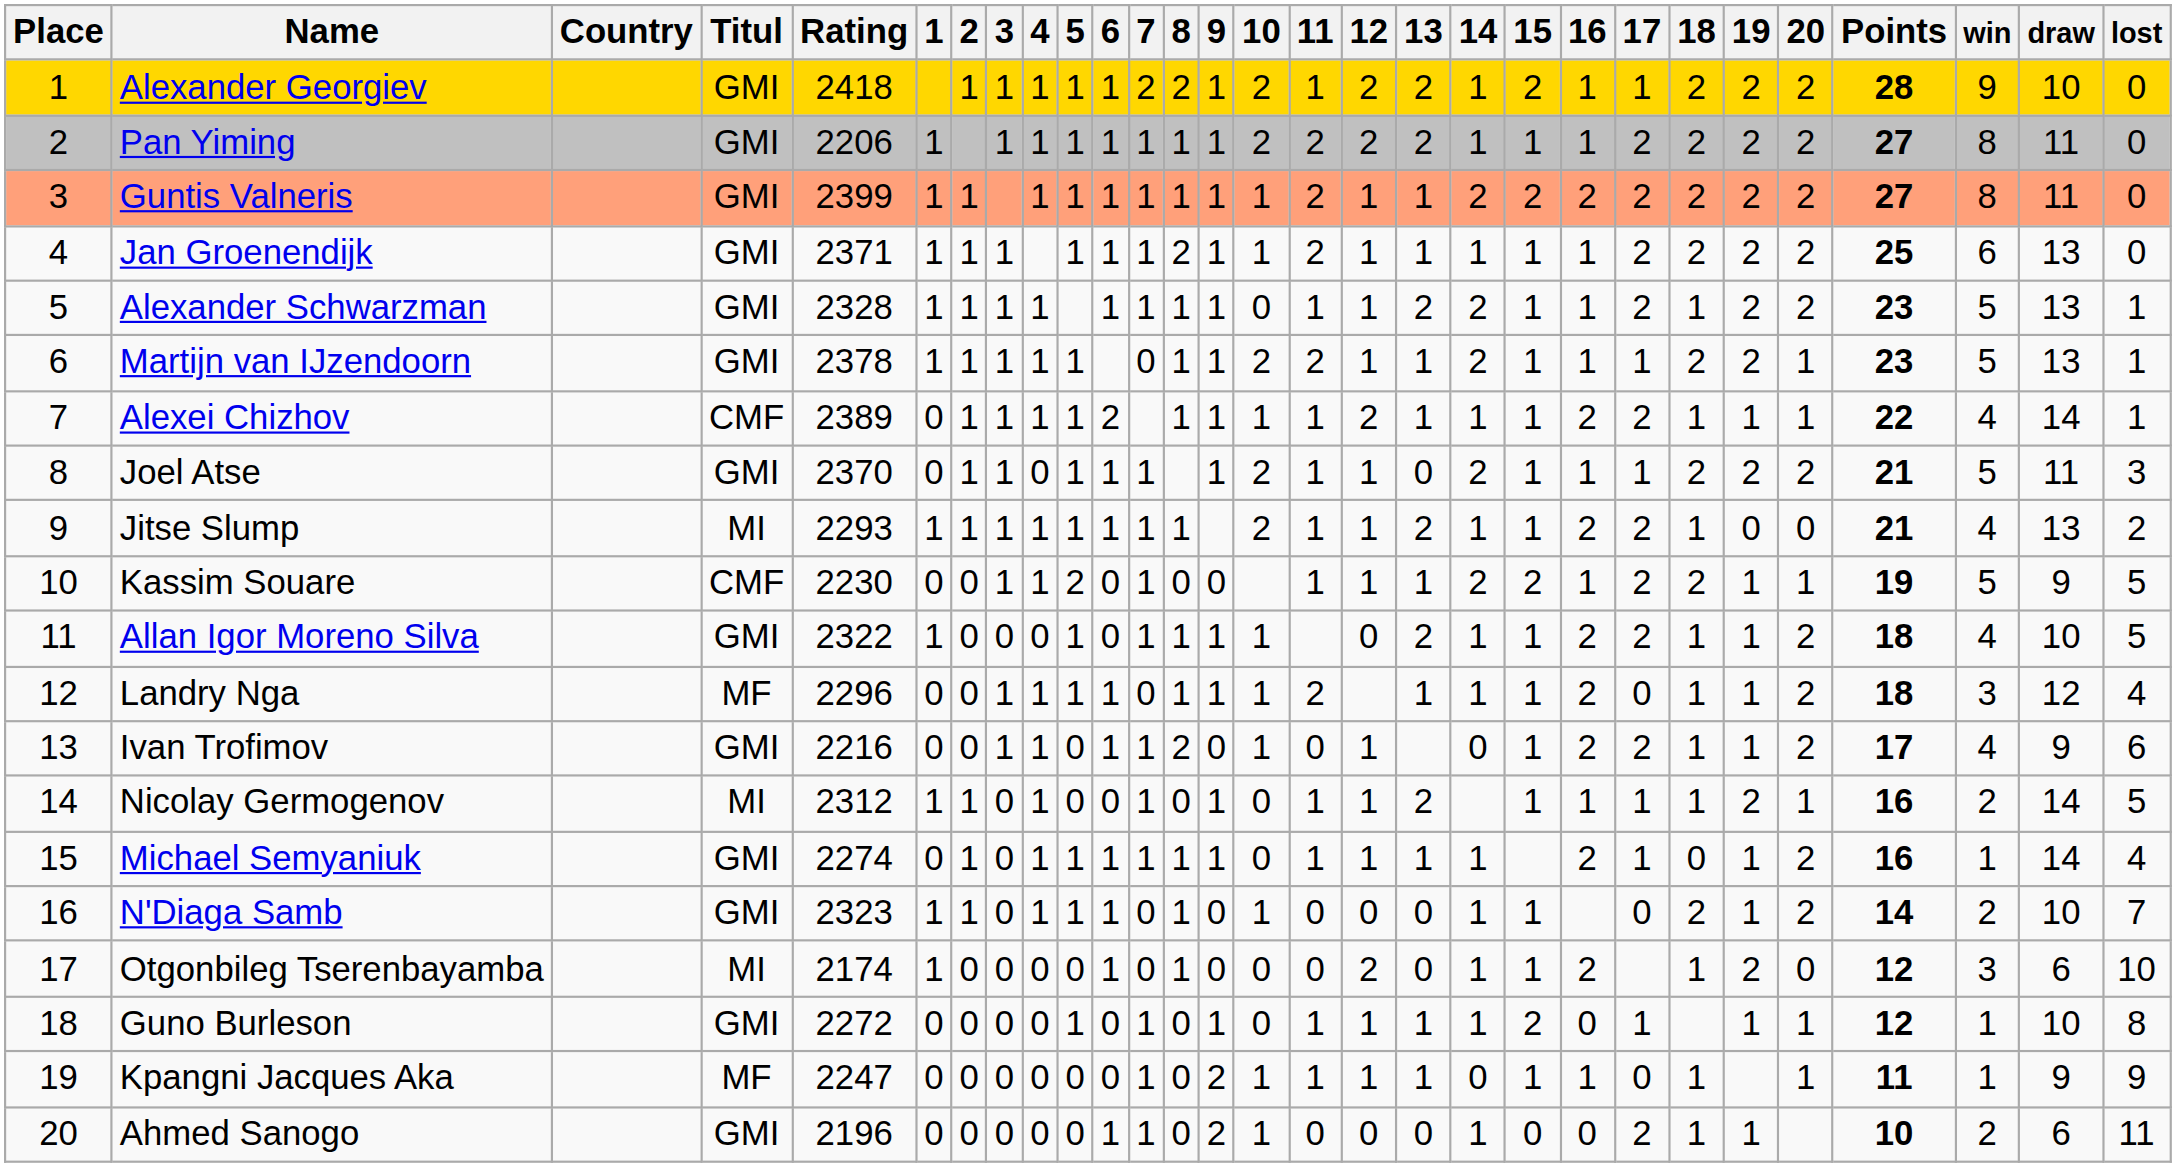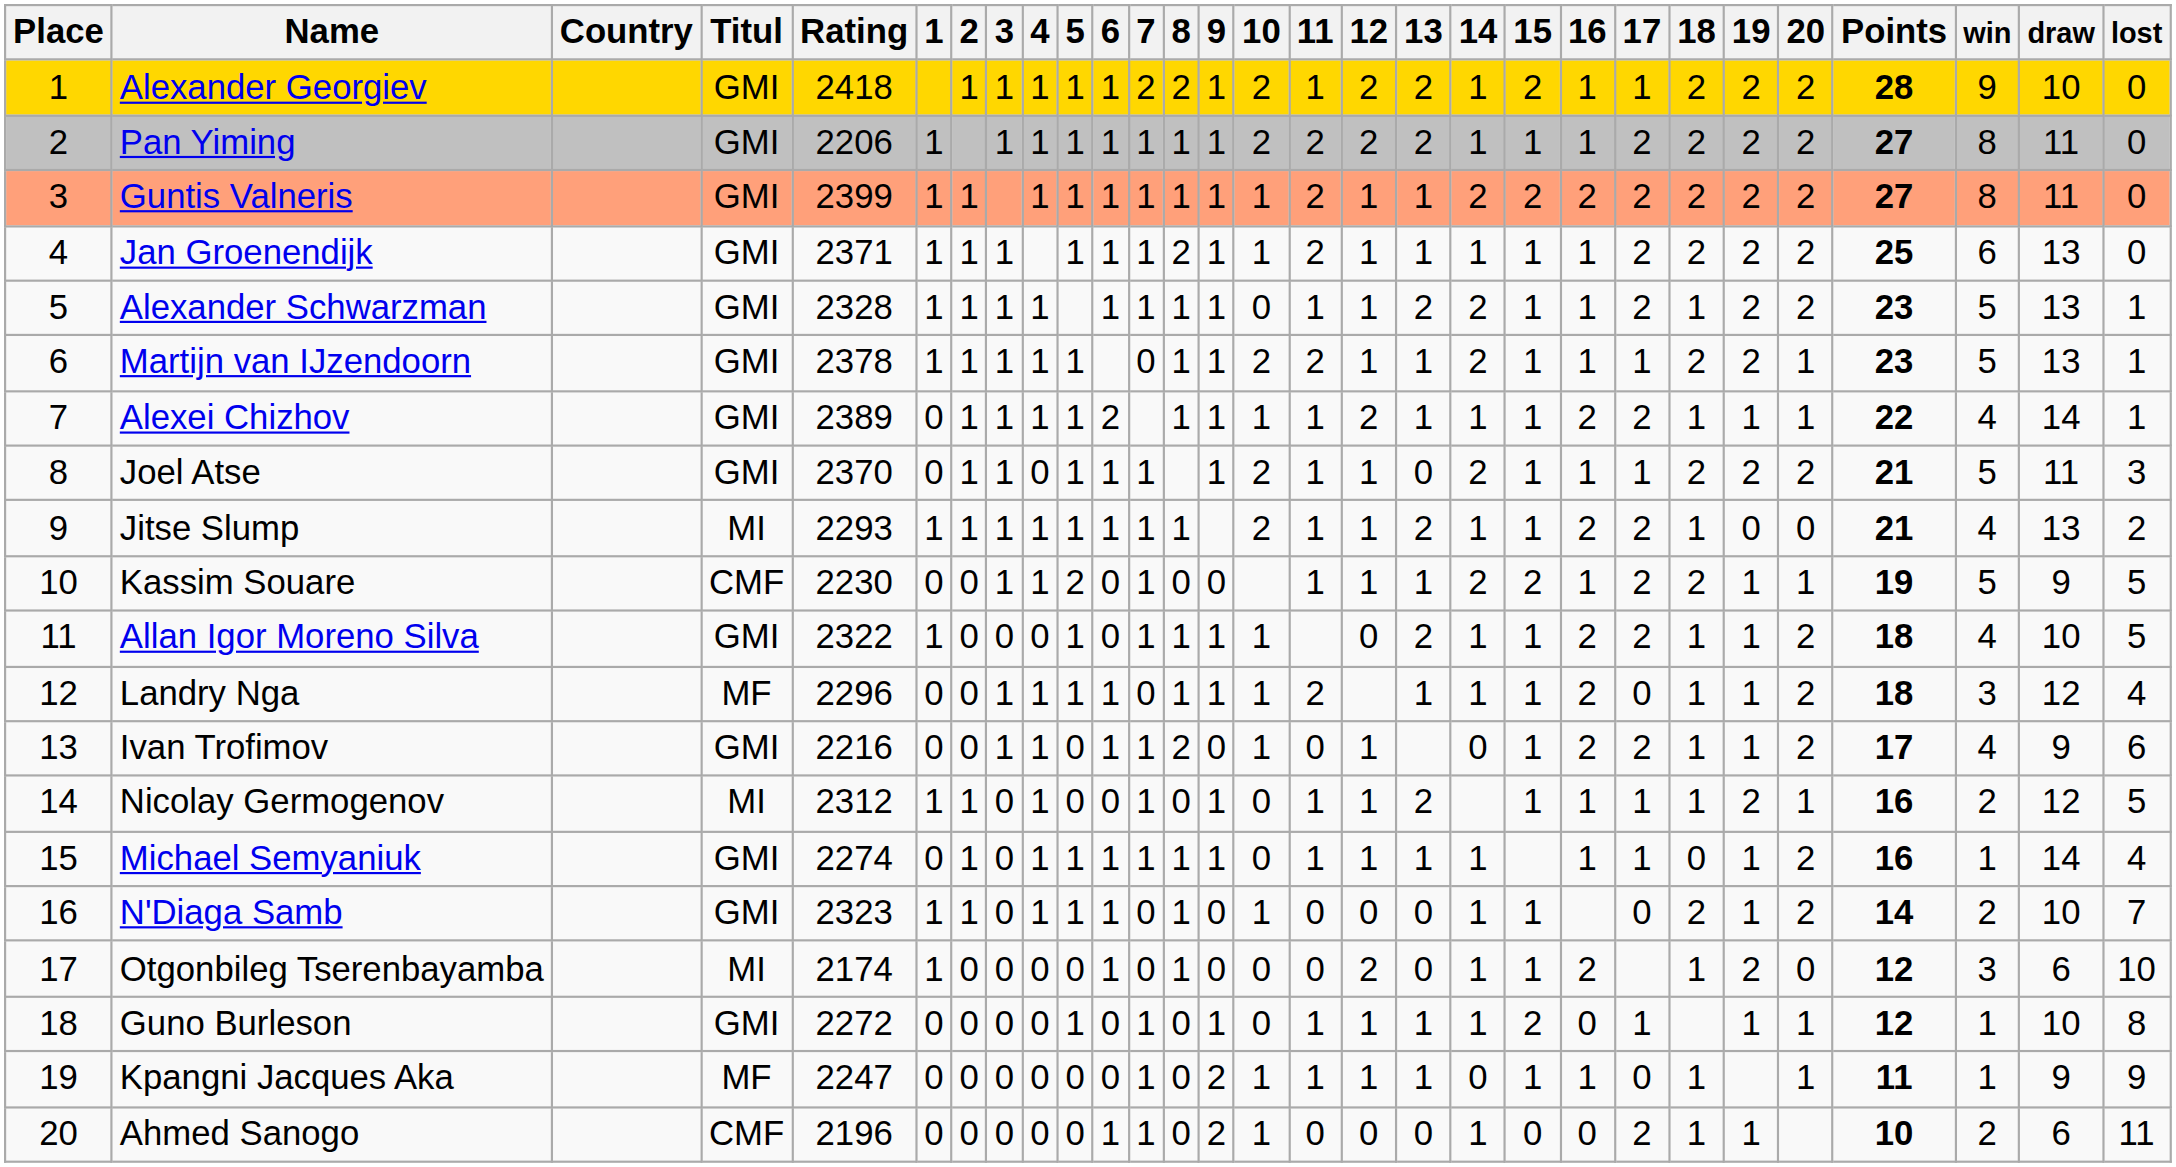(747, 417) CMF -> (747, 417) GMI
(2061, 802) 14 -> (2061, 802) 12
(1587, 857) 2 -> (1587, 857) 1
(747, 1133) GMI -> (747, 1133) CMF
